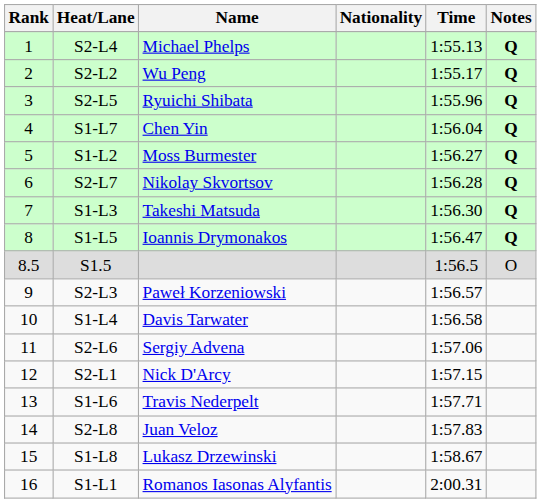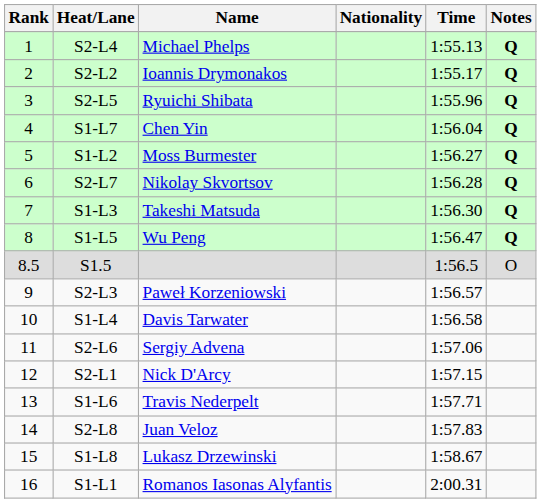(174, 73) Wu Peng -> (215, 73) Ioannis Drymonakos
(215, 237) Ioannis Drymonakos -> (174, 237) Wu Peng
